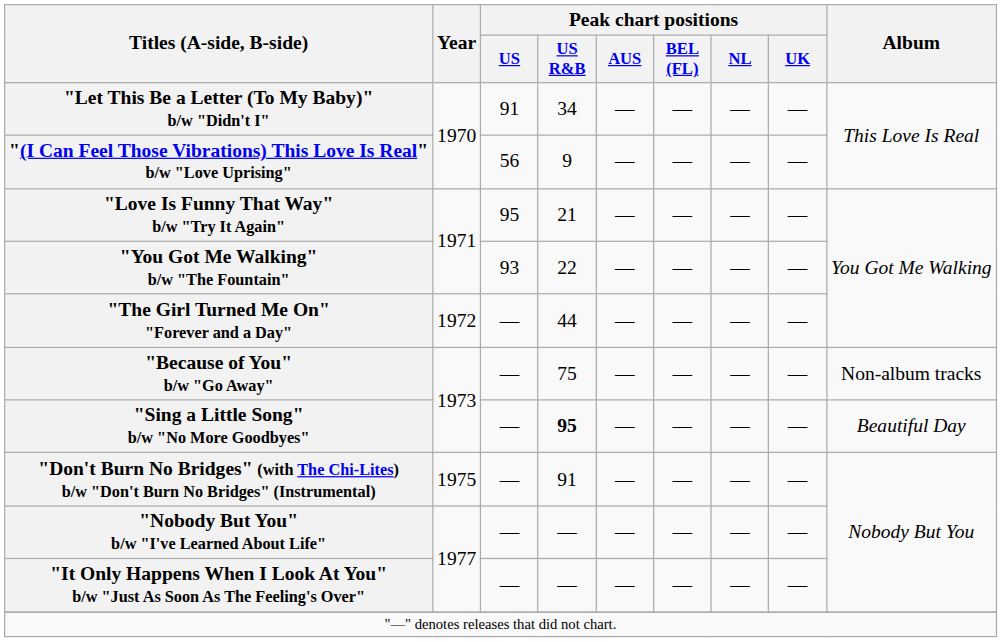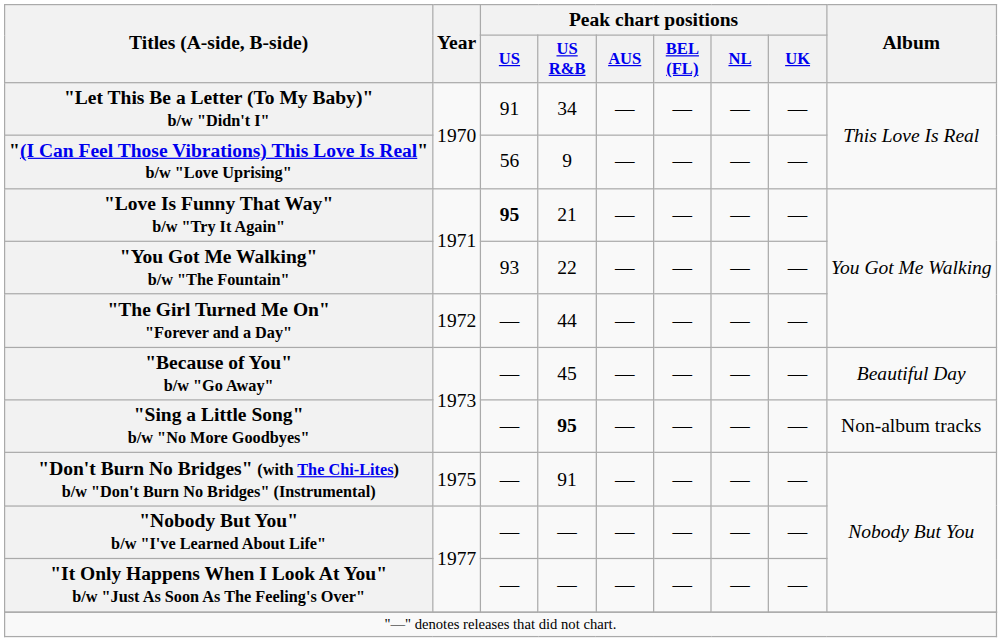(509, 214) normal -> (509, 214) bold
(567, 373) 75 -> (567, 373) 45
(911, 373) Non-album tracks -> (911, 373) Beautiful Day
(911, 426) Beautiful Day -> (911, 426) Non-album tracks
